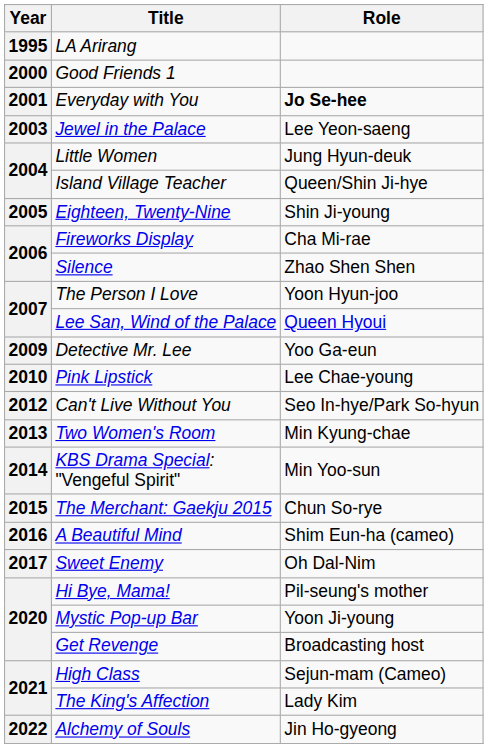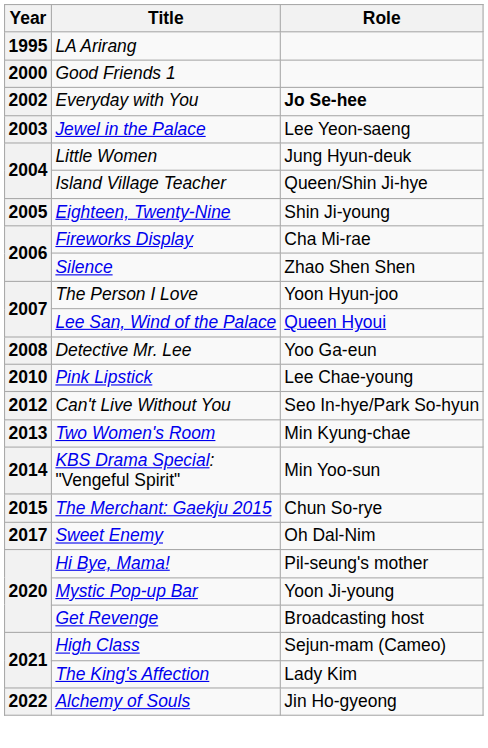(28, 101) 2001 -> (28, 101) 2002
(28, 350) 2009 -> (28, 350) 2008
- row: (119, 535)
